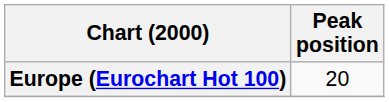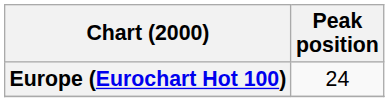(337, 79) 20 -> (337, 79) 24
